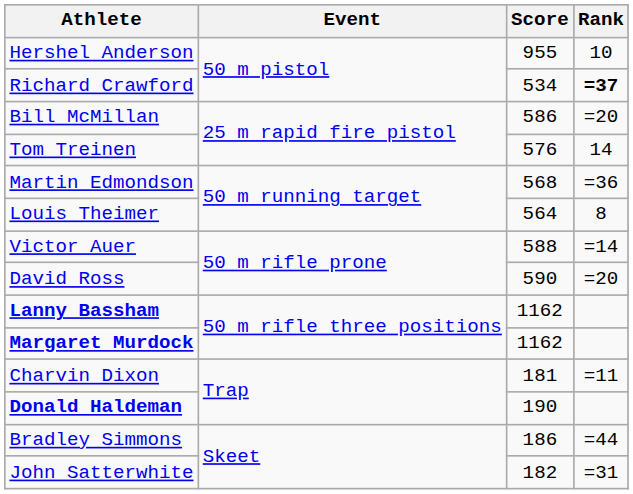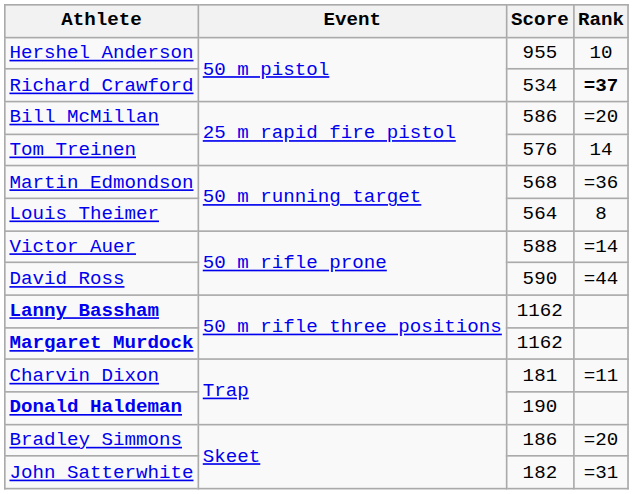(601, 279) =20 -> (601, 279) =44
(601, 440) =44 -> (601, 440) =20
